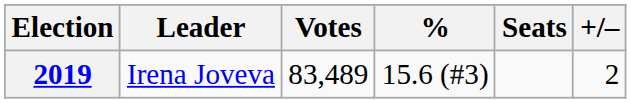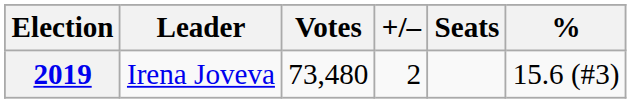columns swapped: (435, 27) <-> (600, 27)
(328, 73) 83,489 -> (328, 73) 73,480
